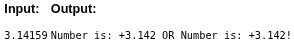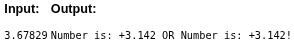(26, 35) 3.14159 -> (26, 35) 3.67829
